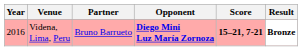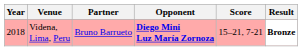(16, 33) 2016 -> (16, 33) 2018
(241, 33) bold -> (241, 33) normal
